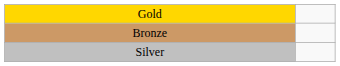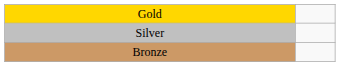rows swapped: (150, 52) <-> (150, 33)
